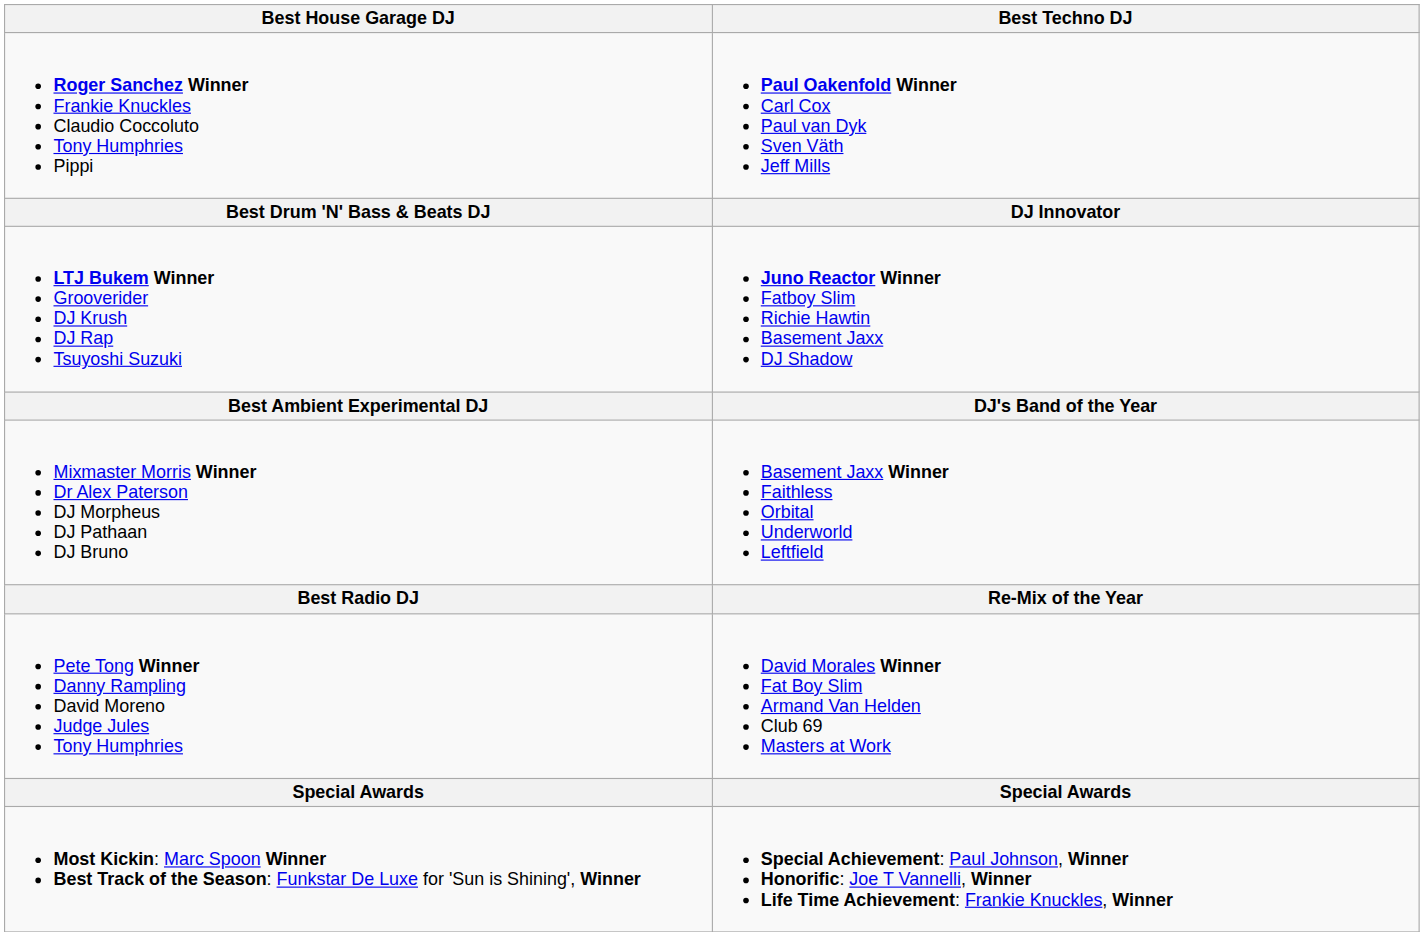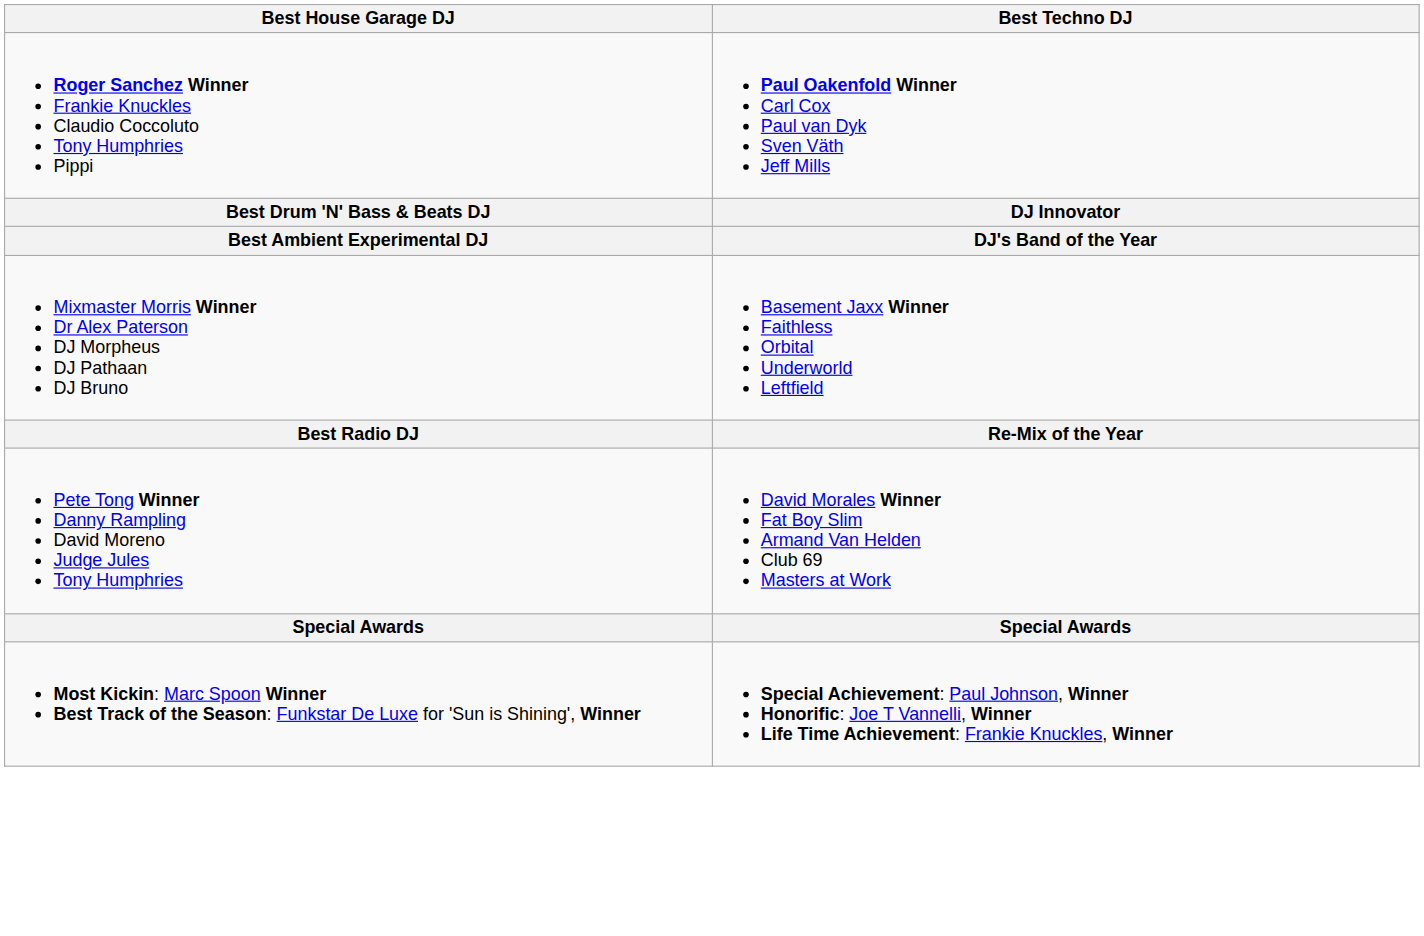- row: (358, 319)
